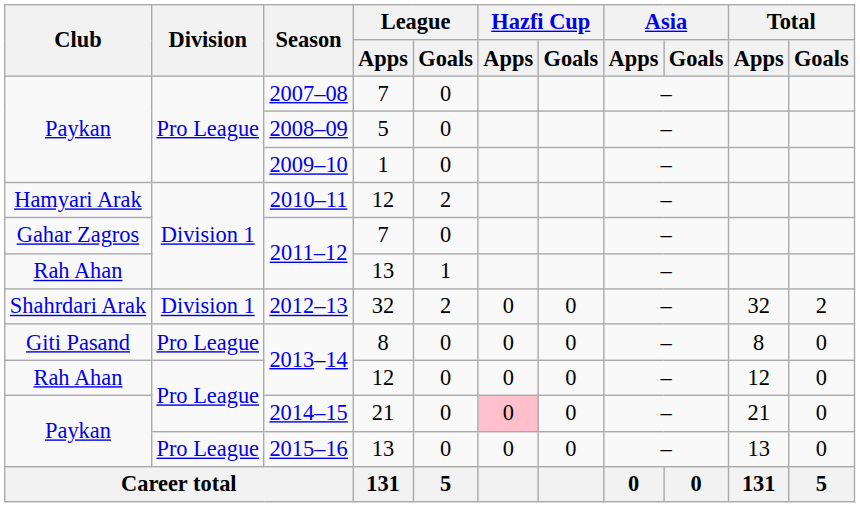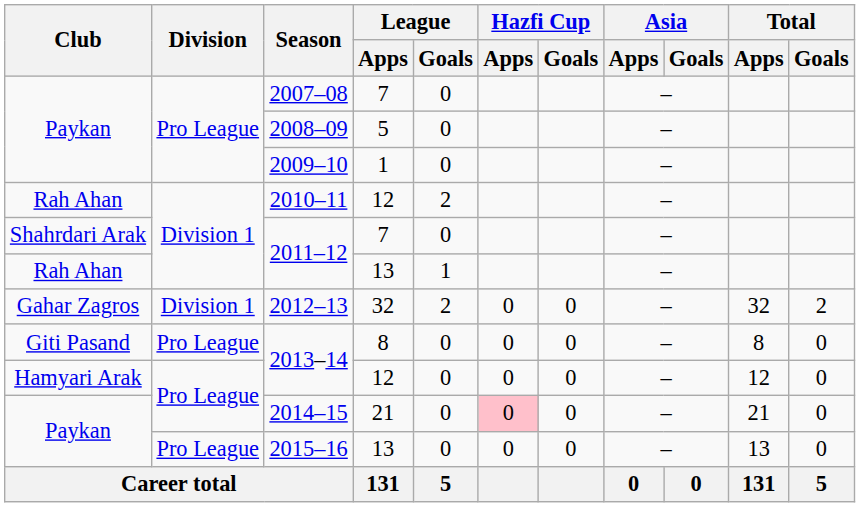(78, 199) Hamyari Arak -> (78, 199) Rah Ahan
(78, 235) Gahar Zagros -> (78, 235) Shahrdari Arak
(78, 306) Shahrdari Arak -> (78, 306) Gahar Zagros
(78, 377) Rah Ahan -> (78, 377) Hamyari Arak
